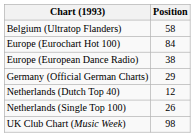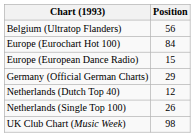(170, 28) 58 -> (170, 28) 56
(170, 60) 38 -> (170, 60) 15
